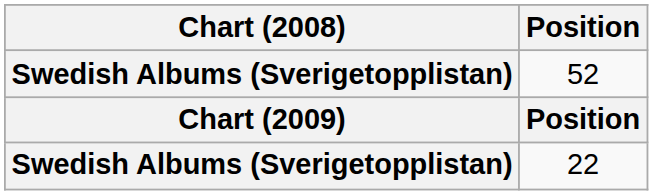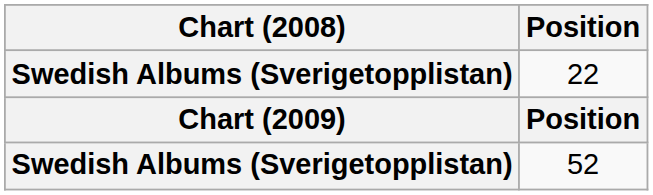rows swapped: (583, 165) <-> (583, 73)
